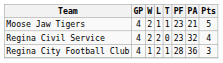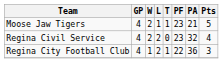(179, 51) 28 -> (179, 51) 22
